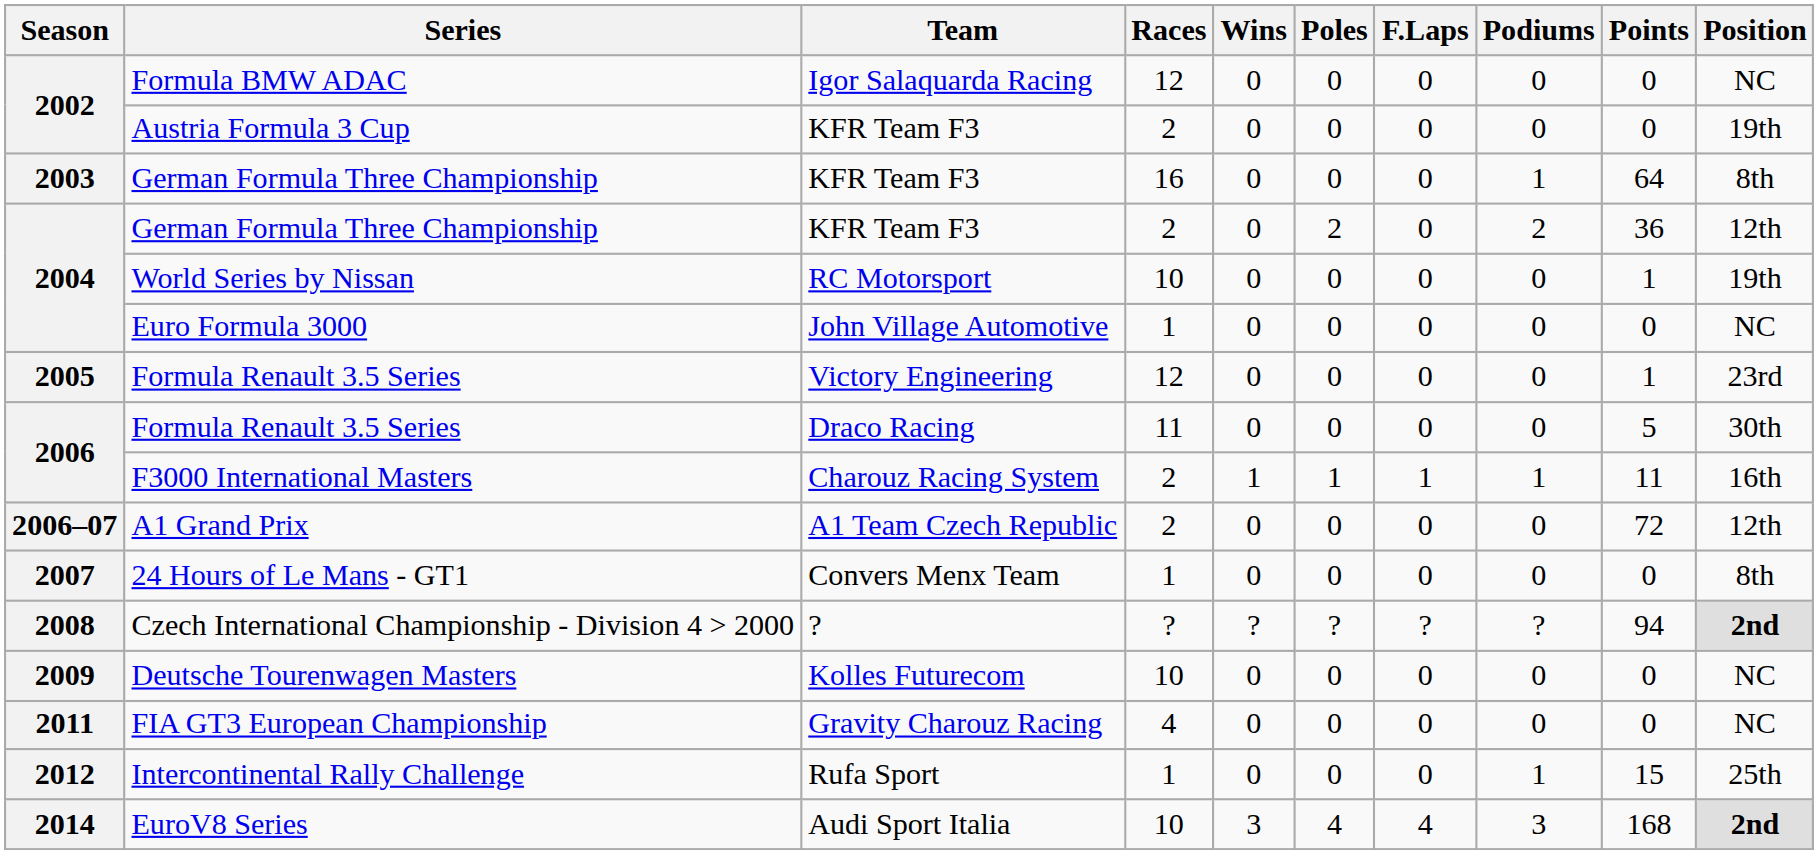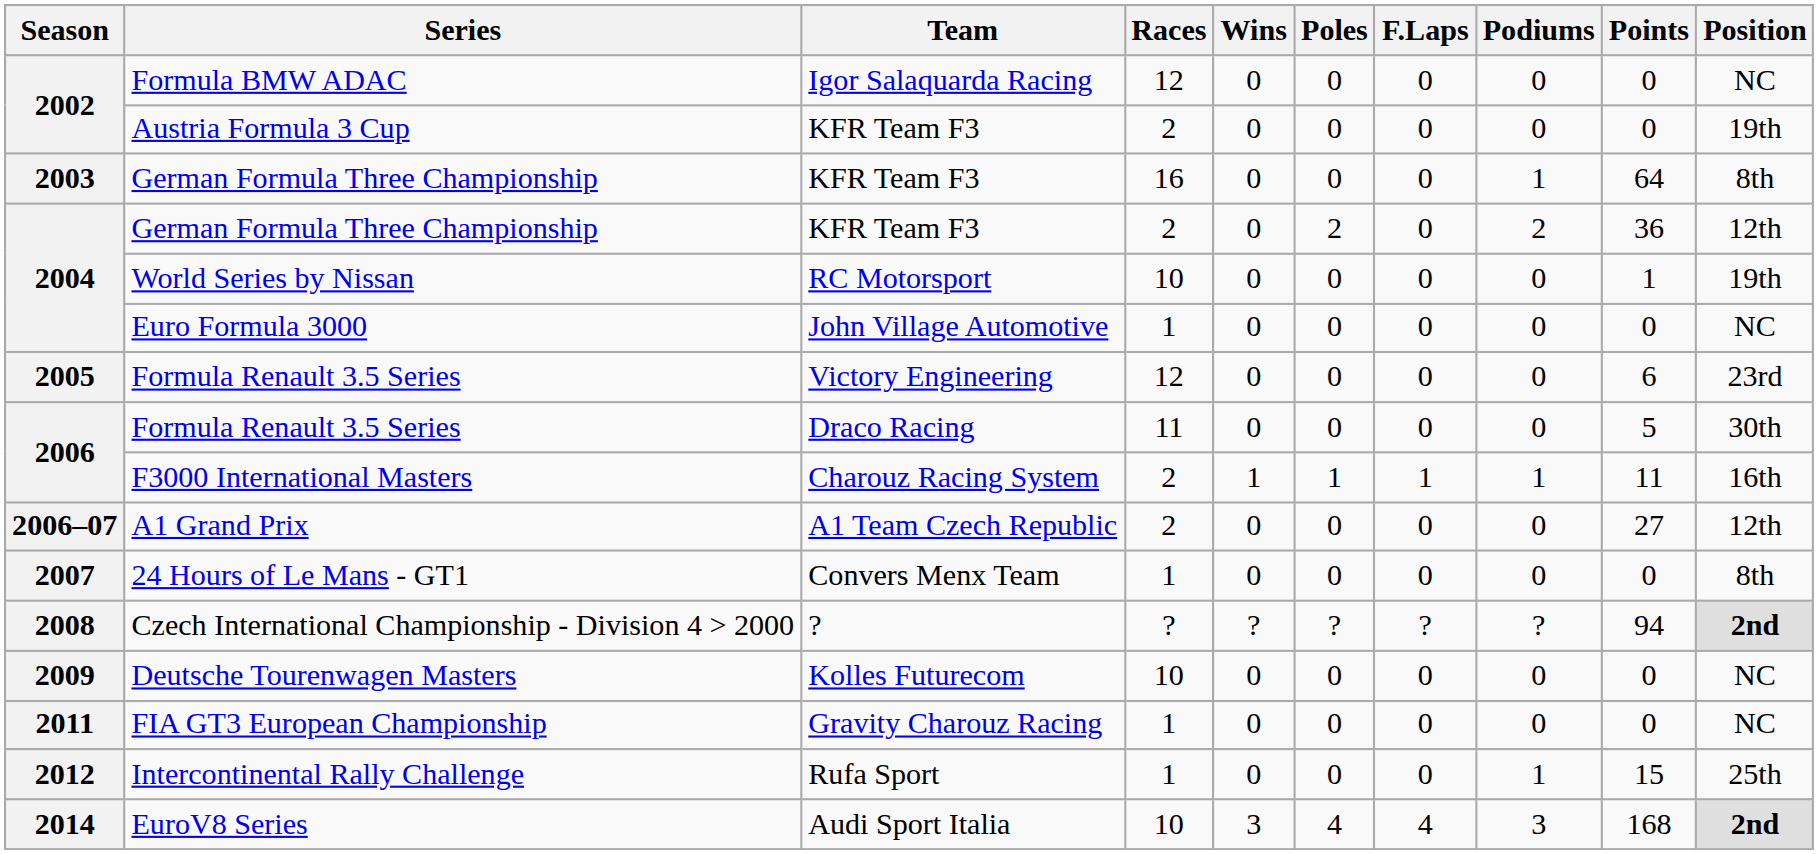(1649, 377) 1 -> (1649, 377) 6
(1649, 526) 72 -> (1649, 526) 27
(1169, 724) 4 -> (1169, 724) 1
